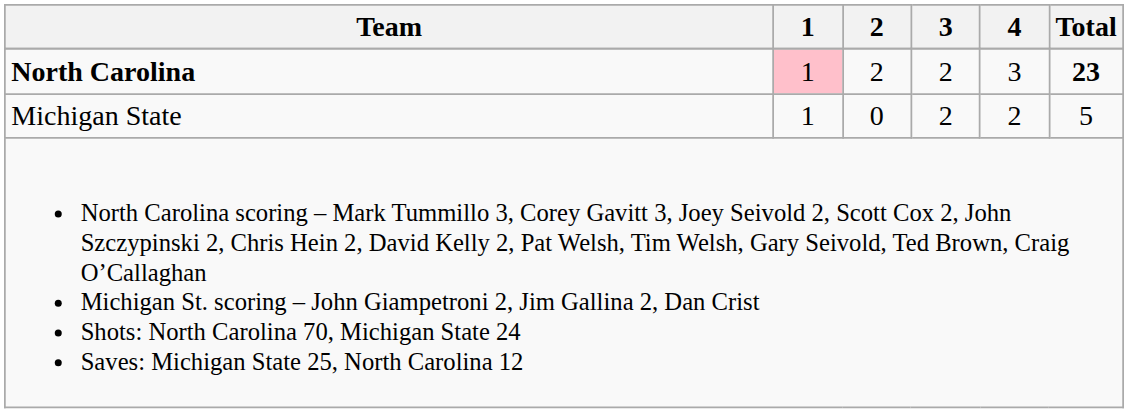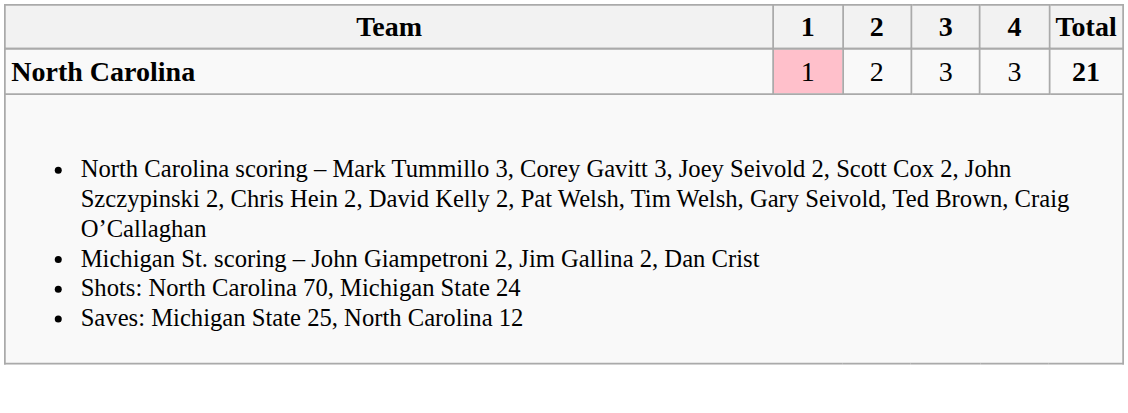(946, 71) 2 -> (946, 71) 3
(1086, 71) 23 -> (1086, 71) 21
- row: (96, 115)
